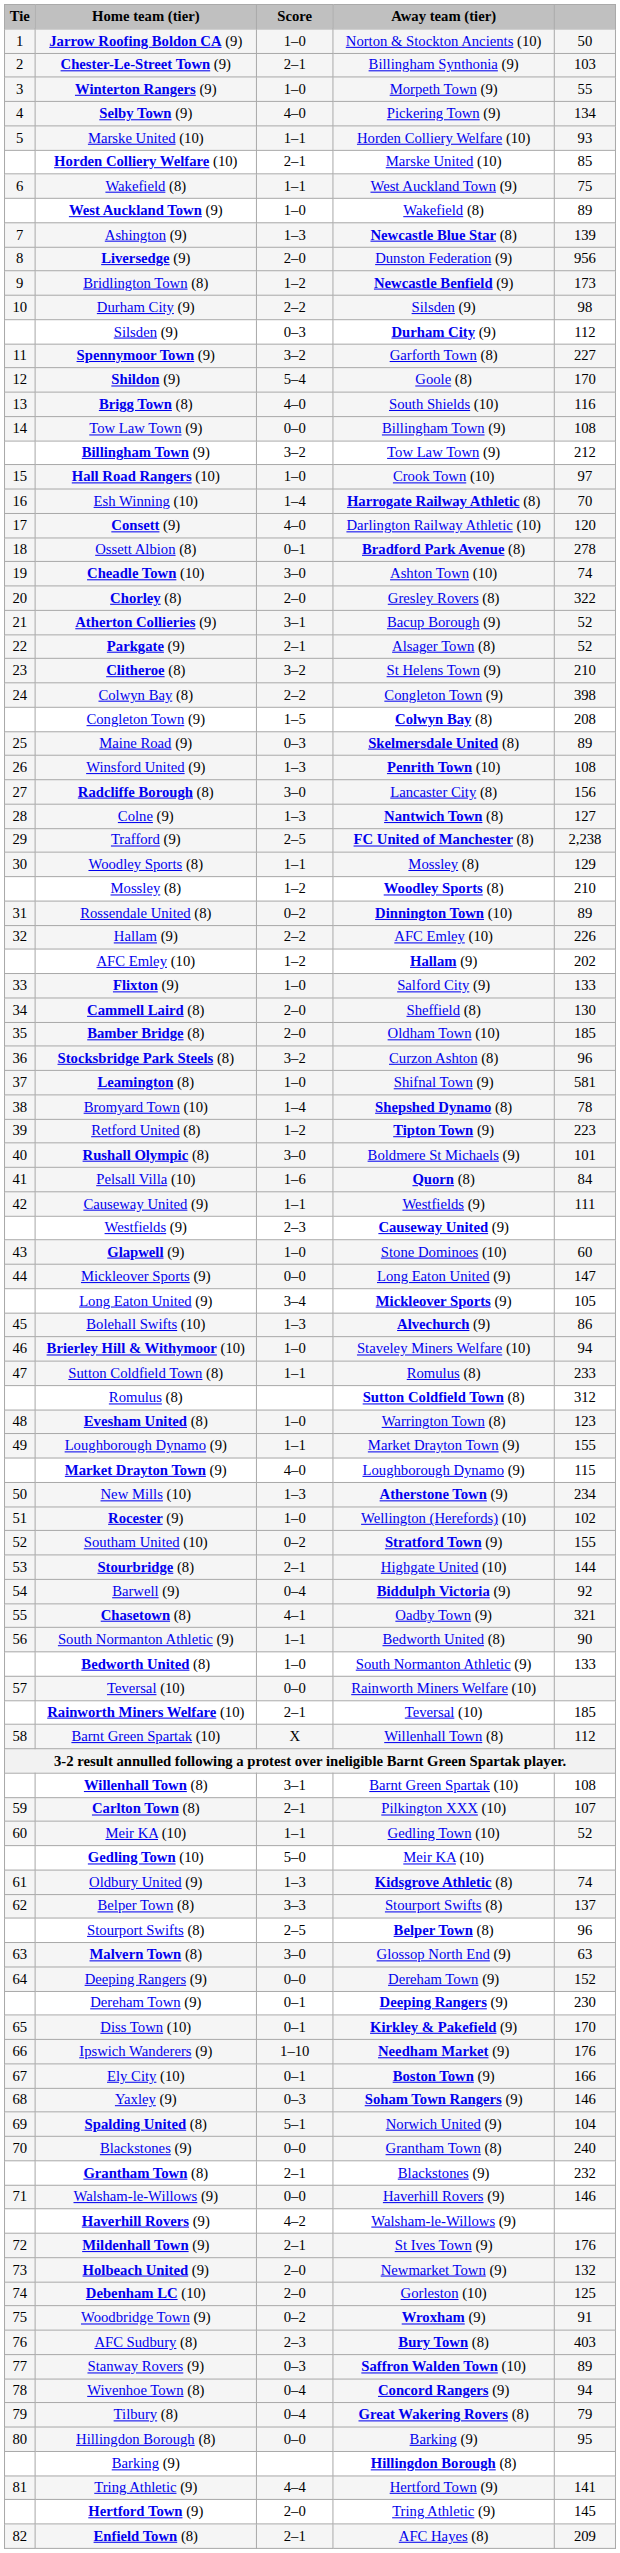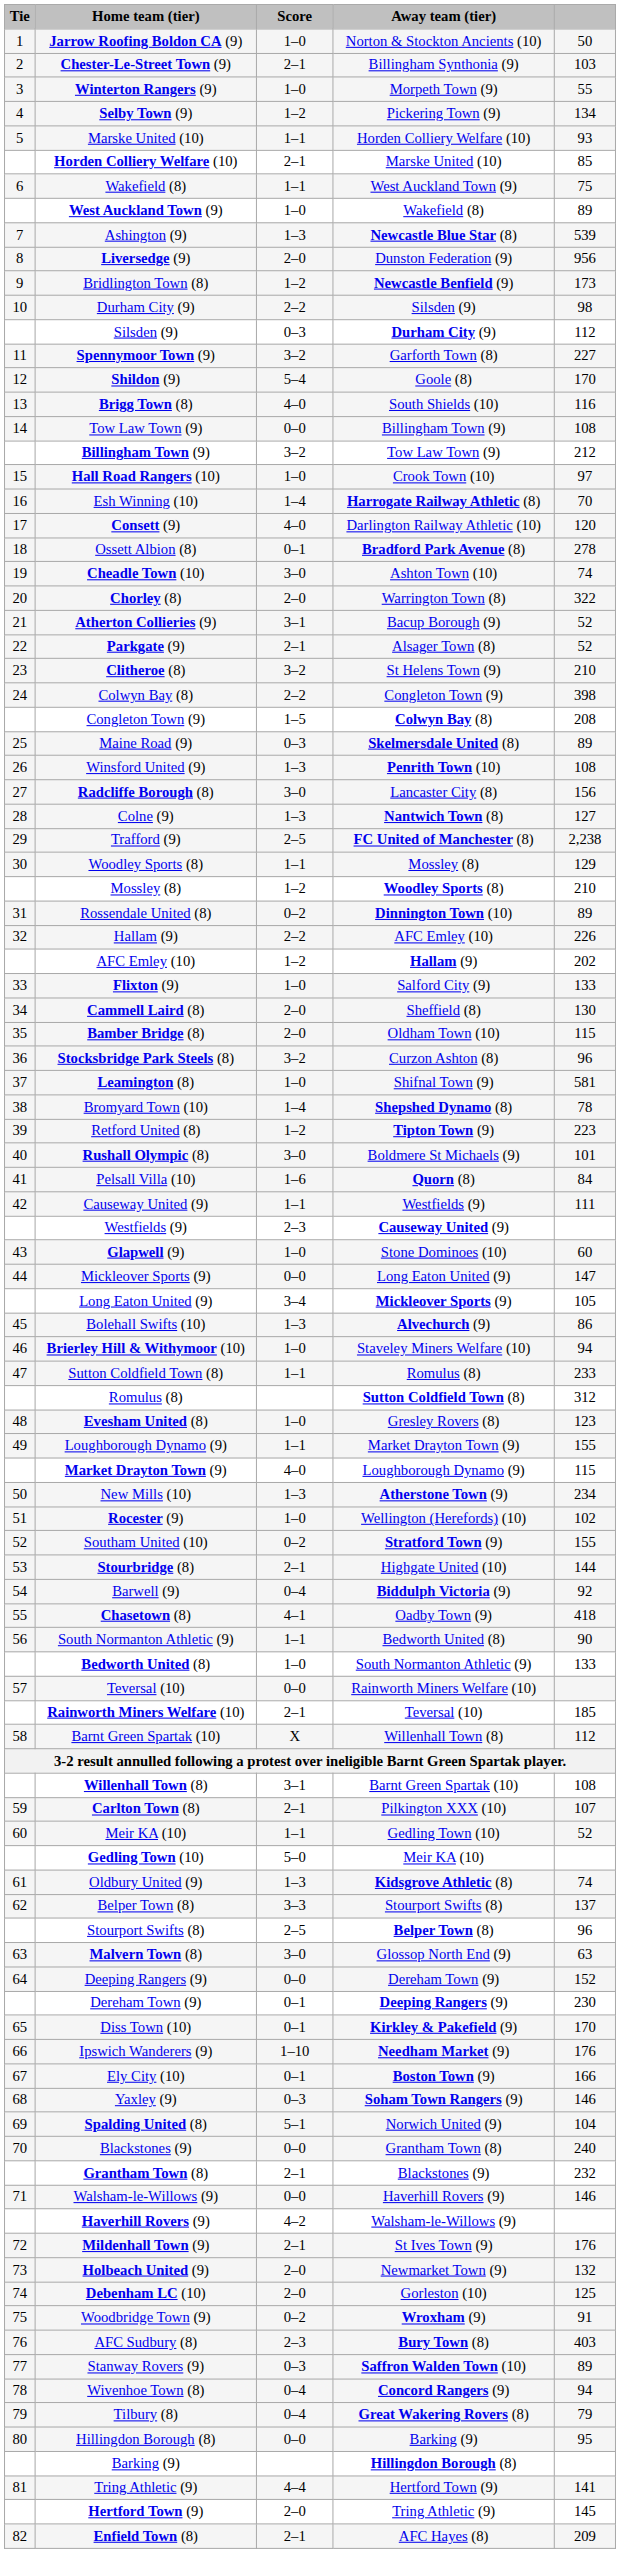(295, 113) 4–0 -> (295, 113) 1–2
(585, 235) 139 -> (585, 235) 539
(444, 598) Gresley Rovers (8) -> (444, 598) Warrington Town (8)
(585, 1034) 185 -> (585, 1034) 115
(444, 1422) Warrington Town (8) -> (444, 1422) Gresley Rovers (8)
(585, 1615) 321 -> (585, 1615) 418
